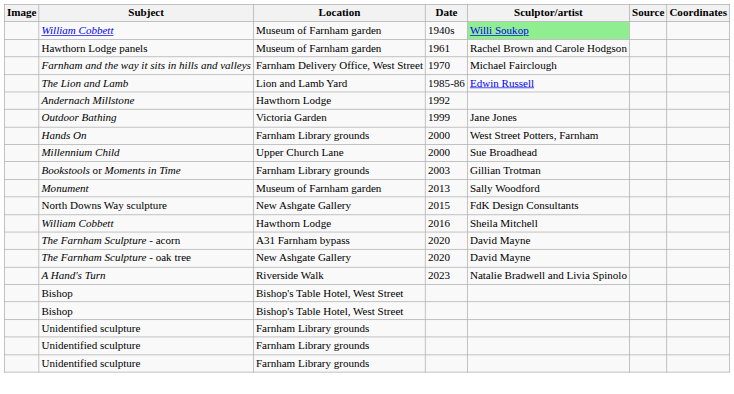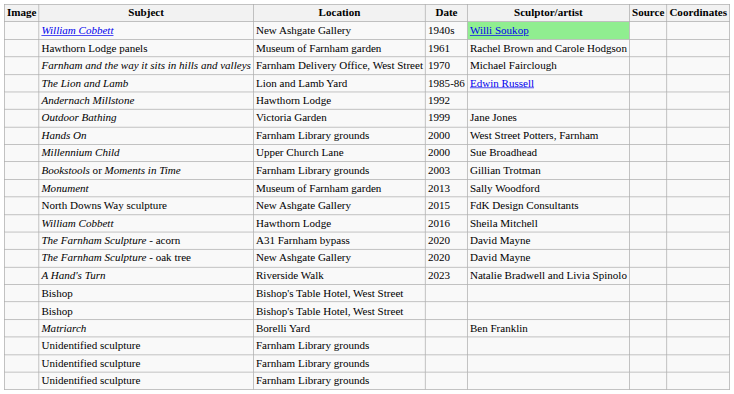(319, 30) Museum of Farnham garden -> (303, 30) New Ashgate Gallery
+ row: (64, 328)
